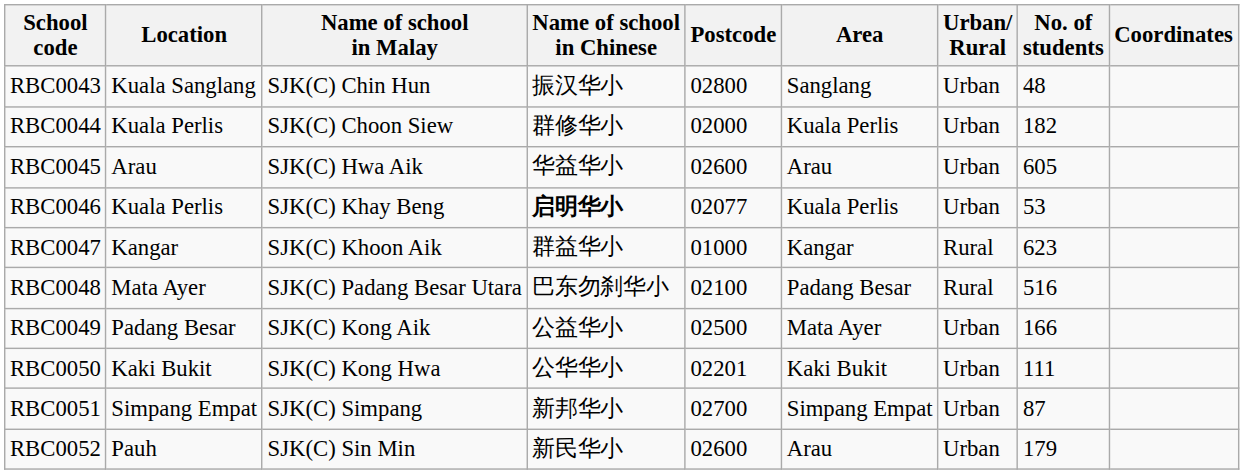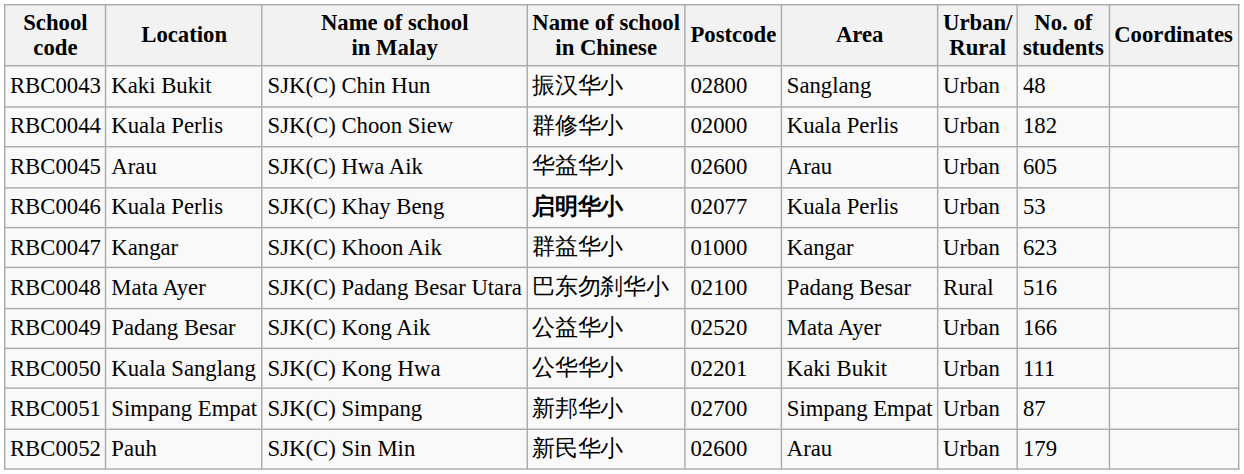(184, 86) Kuala Sanglang -> (161, 86) Kaki Bukit
(968, 247) Rural -> (971, 247) Urban
(719, 327) 02500 -> (719, 327) 02520
(161, 368) Kaki Bukit -> (184, 368) Kuala Sanglang
